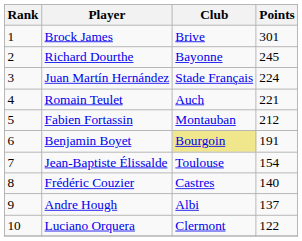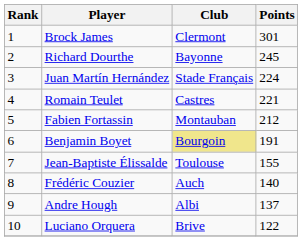(190, 36) Brive -> (200, 36) Clermont
(190, 99) Auch -> (195, 99) Castres
(269, 162) 154 -> (269, 162) 155
(195, 183) Castres -> (190, 183) Auch
(200, 225) Clermont -> (190, 225) Brive
